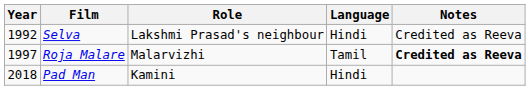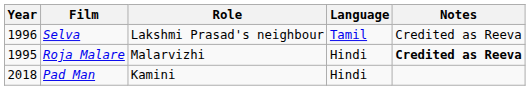(22, 35) 1992 -> (22, 35) 1996
(349, 35) Hindi -> (349, 35) Tamil
(22, 55) 1997 -> (22, 55) 1995
(349, 55) Tamil -> (349, 55) Hindi
